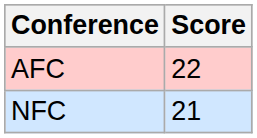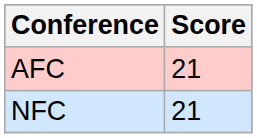(186, 68) 22 -> (186, 68) 21
